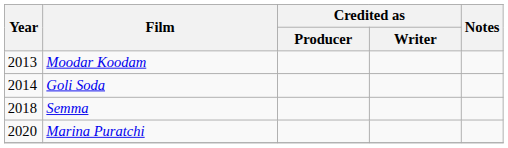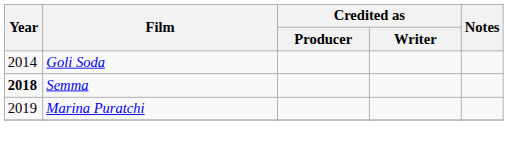- row: (96, 62)
(22, 108) normal -> (22, 85) bold
(22, 131) 2020 -> (22, 108) 2019
